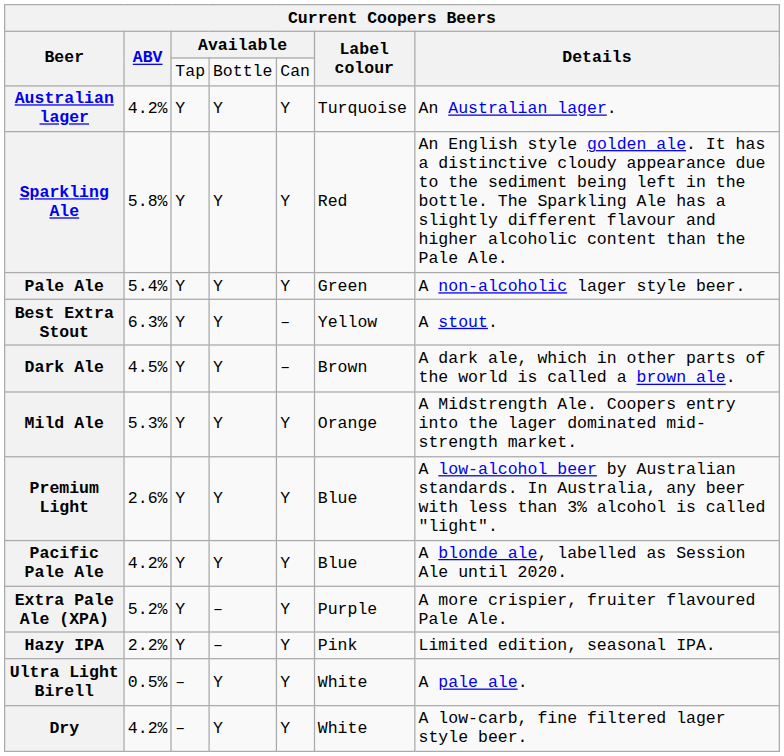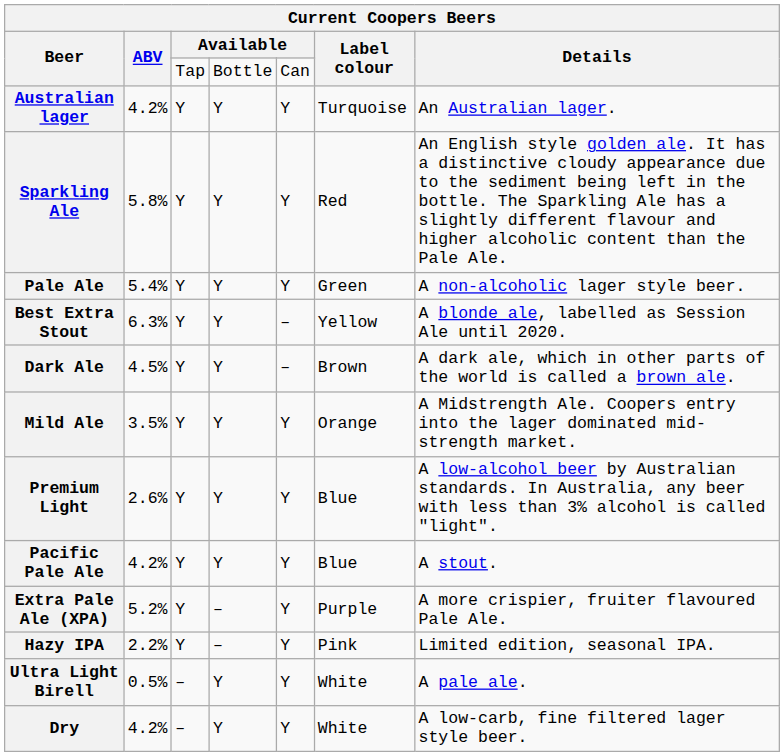(458, 322) A stout. -> (582, 322) A blonde ale, labelled as Session Ale until 2020.
(148, 424) 5.3% -> (148, 424) 3.5%
(582, 563) A blonde ale, labelled as Session Ale until 2020. -> (458, 563) A stout.
